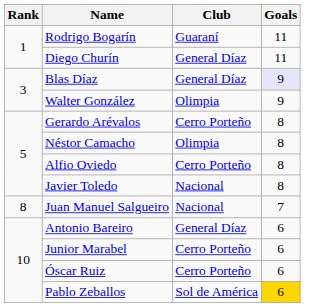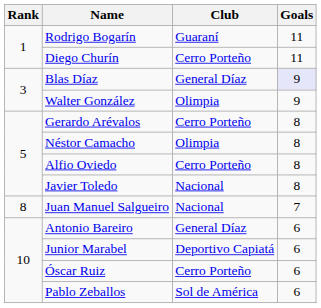(211, 57) General Díaz -> (213, 57) Cerro Porteño
(213, 249) Cerro Porteño -> (225, 249) Deportivo Capiatá
(281, 292) gold background -> (297, 292) no background
